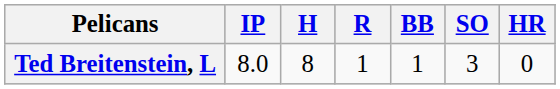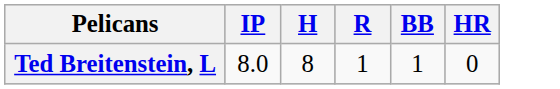- column: (472, 24)
